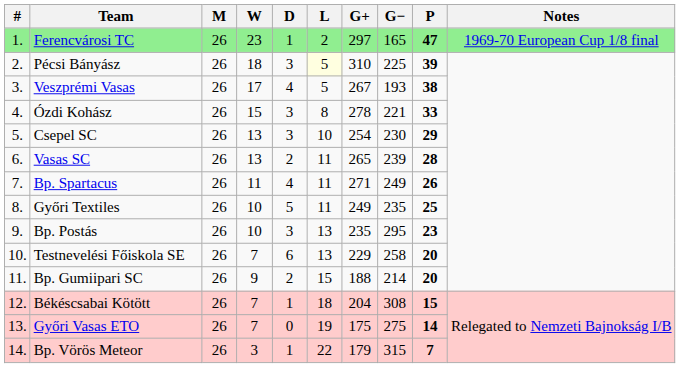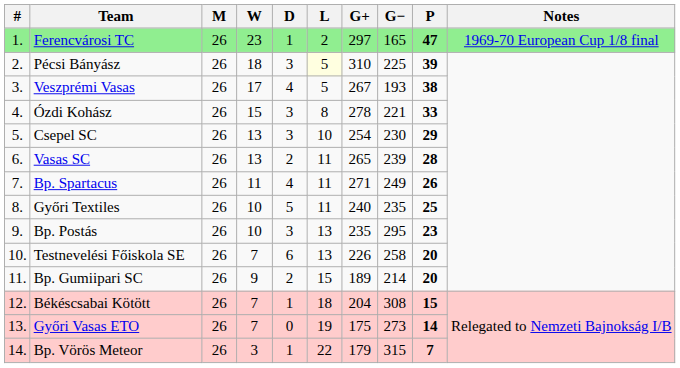(360, 207) 249 -> (360, 207) 240
(360, 254) 229 -> (360, 254) 226
(360, 278) 188 -> (360, 278) 189
(395, 326) 275 -> (395, 326) 273
